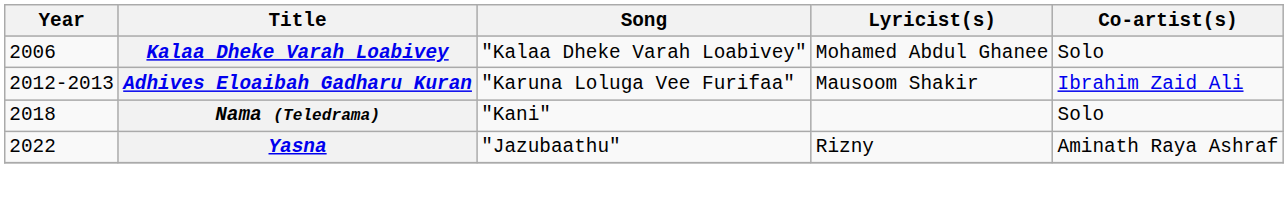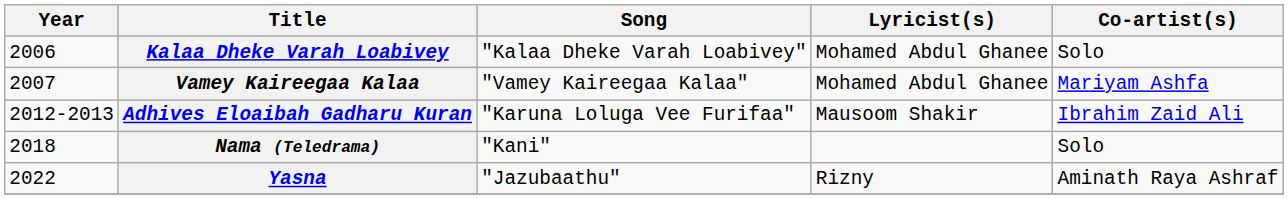+ row: (298, 84)
